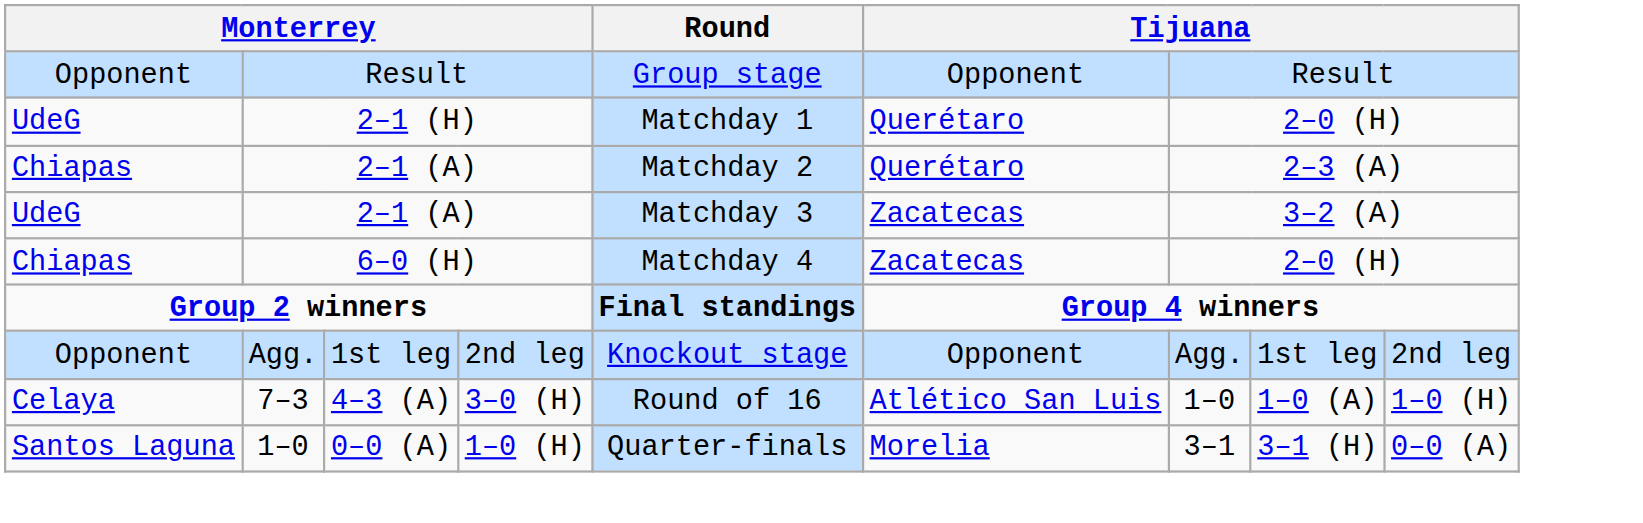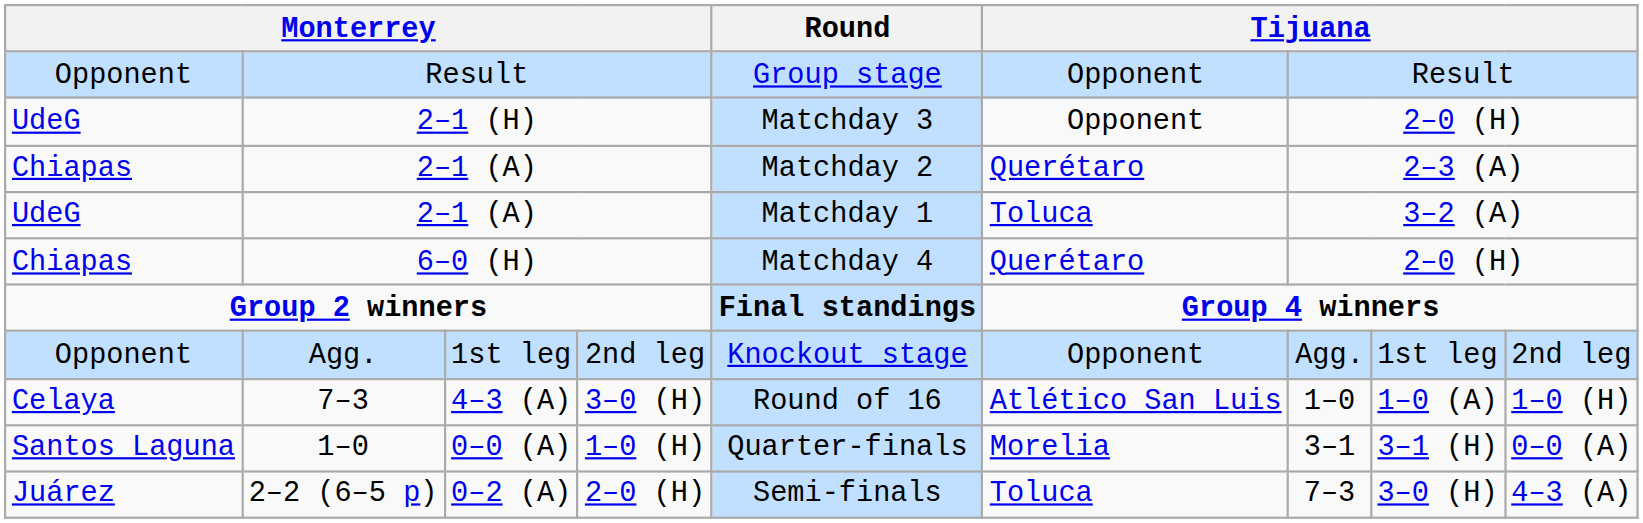(727, 122) Matchday 1 -> (847, 122) Matchday 3
(947, 122) Querétaro -> (1136, 122) Opponent
(727, 215) Matchday 3 -> (847, 215) Matchday 1
(947, 215) Zacatecas -> (1041, 215) Toluca
(947, 261) Zacatecas -> (1067, 261) Querétaro
+ row: (63, 495)
